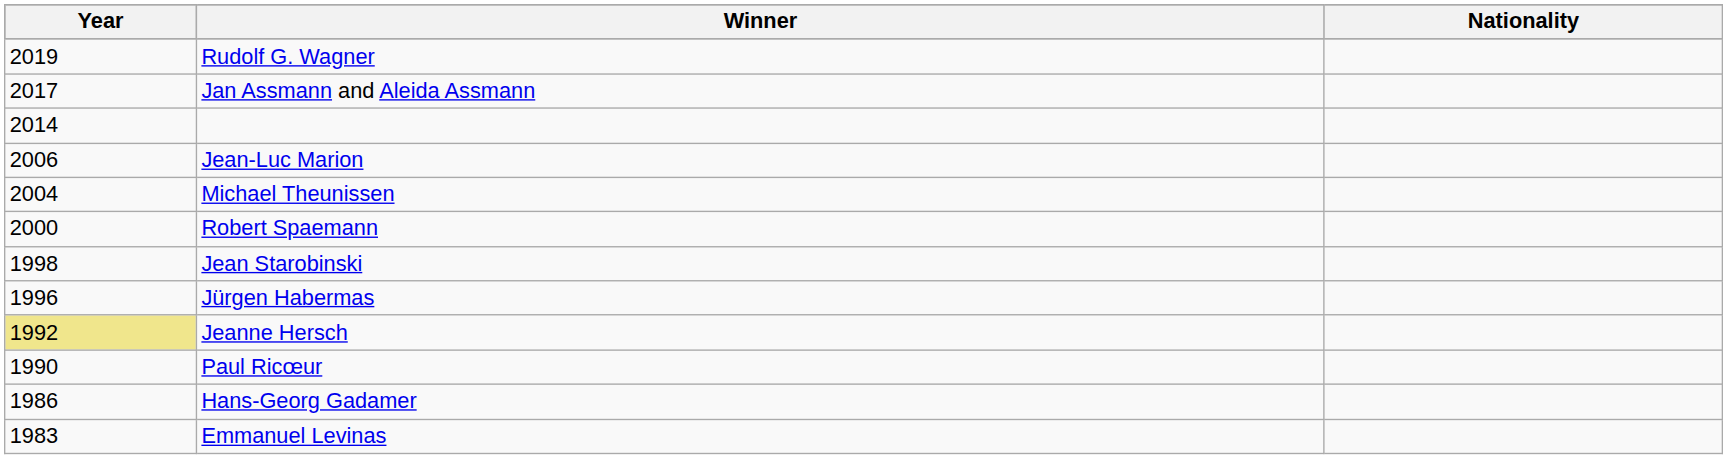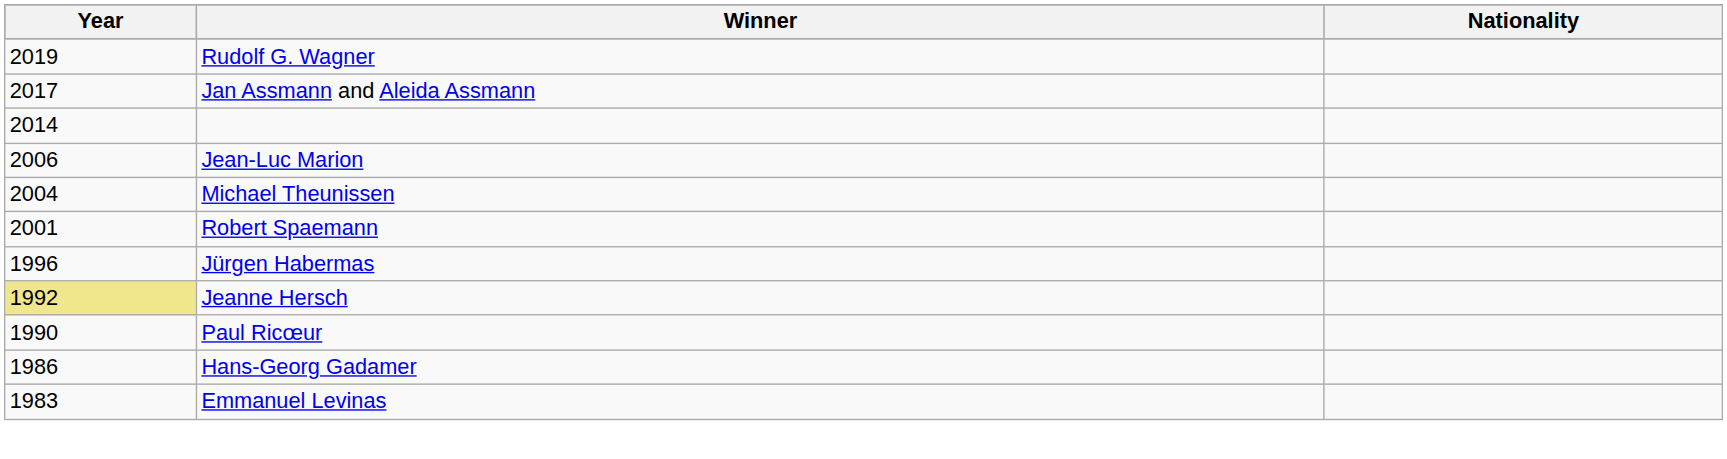(34, 228) 2000 -> (34, 228) 2001
- row: (282, 263)
